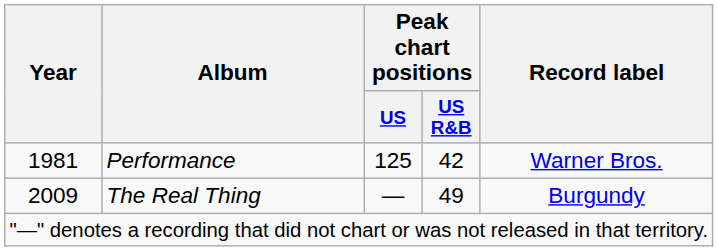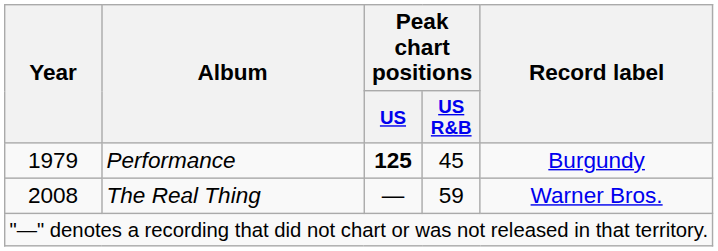(53, 160) 1981 -> (53, 160) 1979
(393, 160) normal -> (393, 160) bold
(451, 160) 42 -> (451, 160) 45
(597, 160) Warner Bros. -> (597, 160) Burgundy
(53, 195) 2009 -> (53, 195) 2008
(451, 195) 49 -> (451, 195) 59
(597, 195) Burgundy -> (597, 195) Warner Bros.
